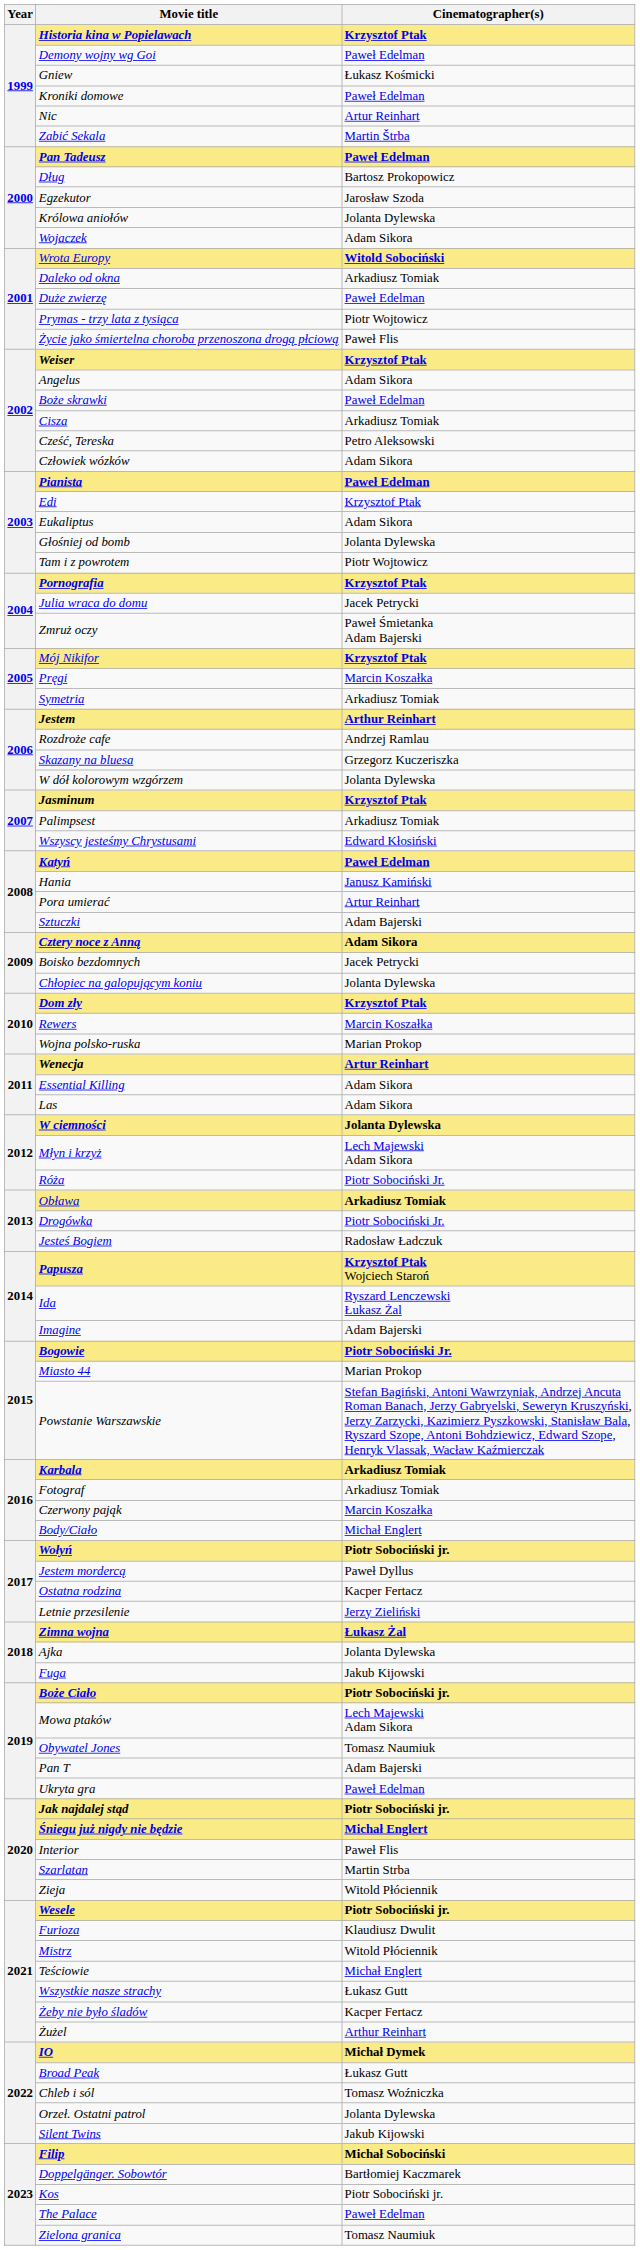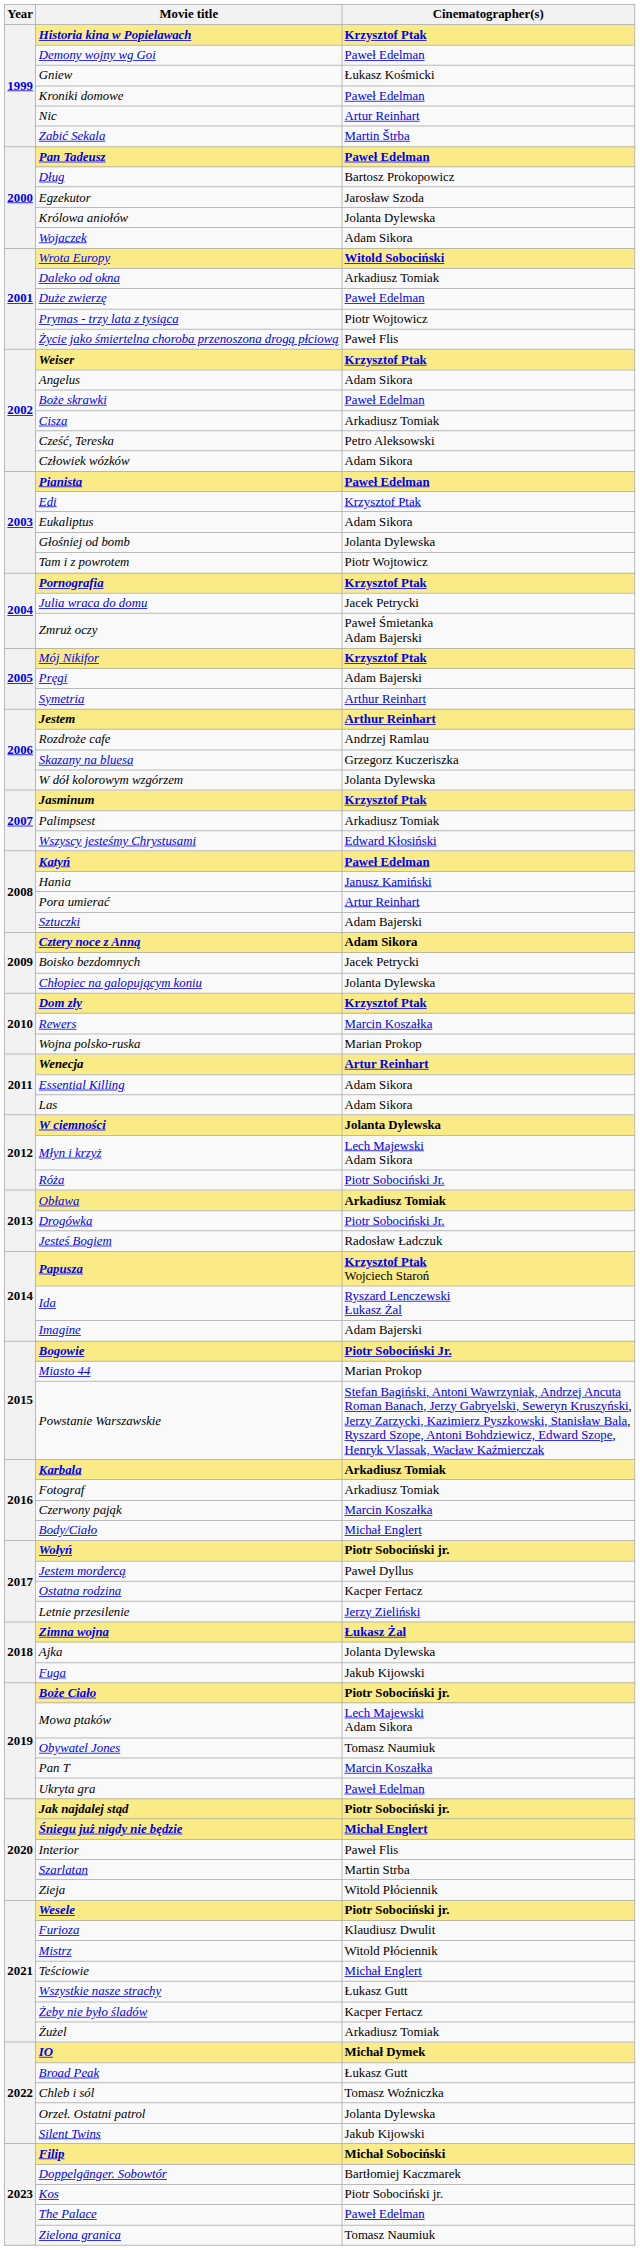(388, 678) Marcin Koszałka -> (383, 678) Adam Bajerski
(392, 698) Arkadiusz Tomiak -> (385, 698) Arthur Reinhart
(383, 1768) Adam Bajerski -> (388, 1768) Marcin Koszałka
(385, 2032) Arthur Reinhart -> (392, 2032) Arkadiusz Tomiak
